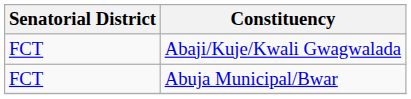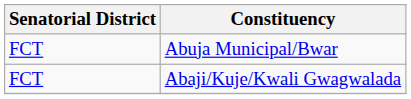rows swapped: (283, 49) <-> (251, 78)
